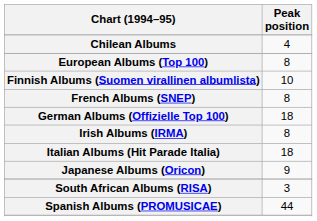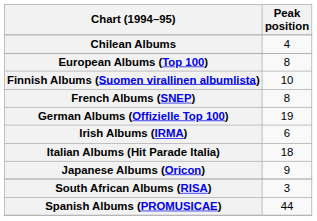(287, 116) 18 -> (287, 116) 19
(287, 134) 8 -> (287, 134) 6
